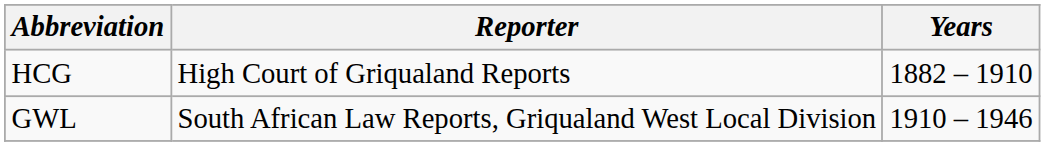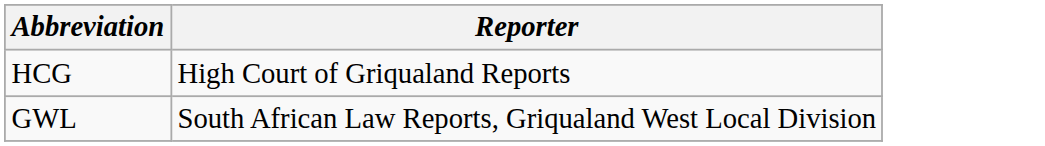- column: (961, 27)
